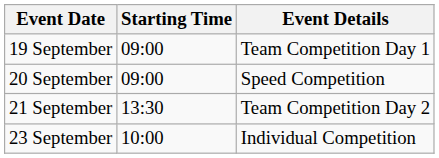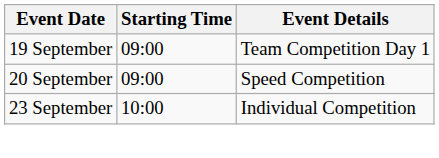- row: (61, 108)
